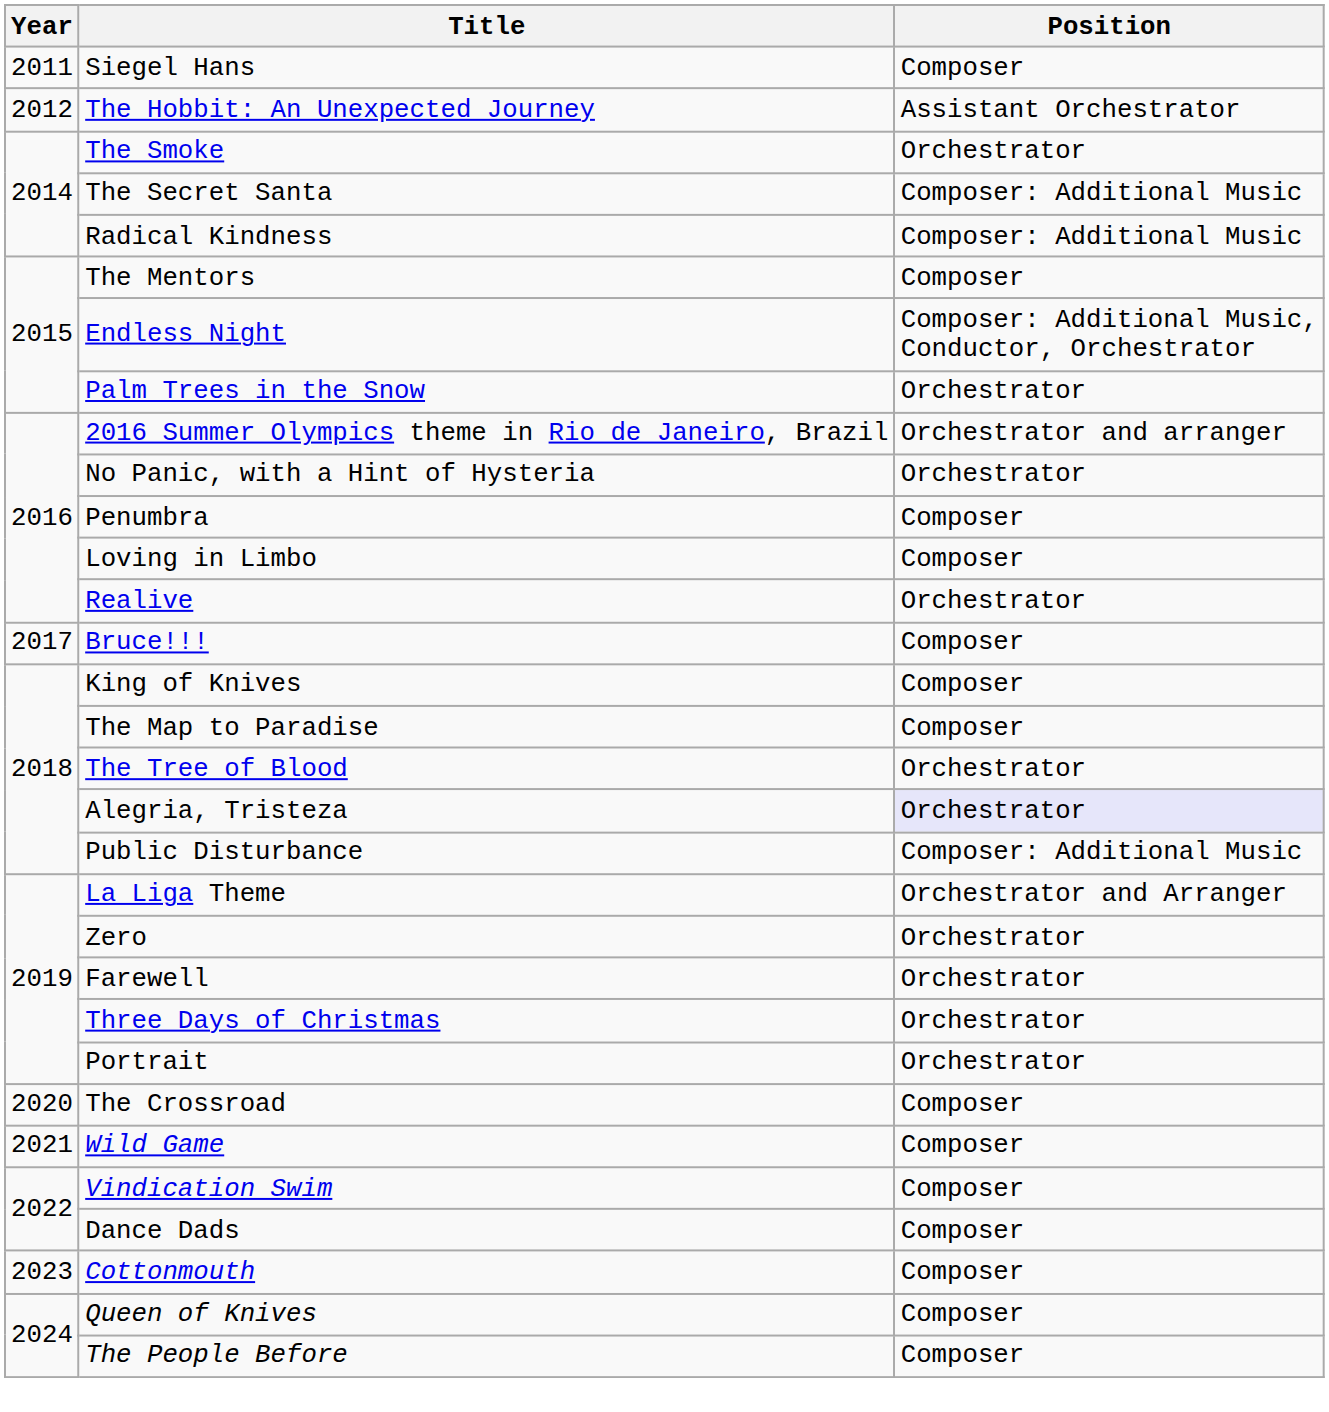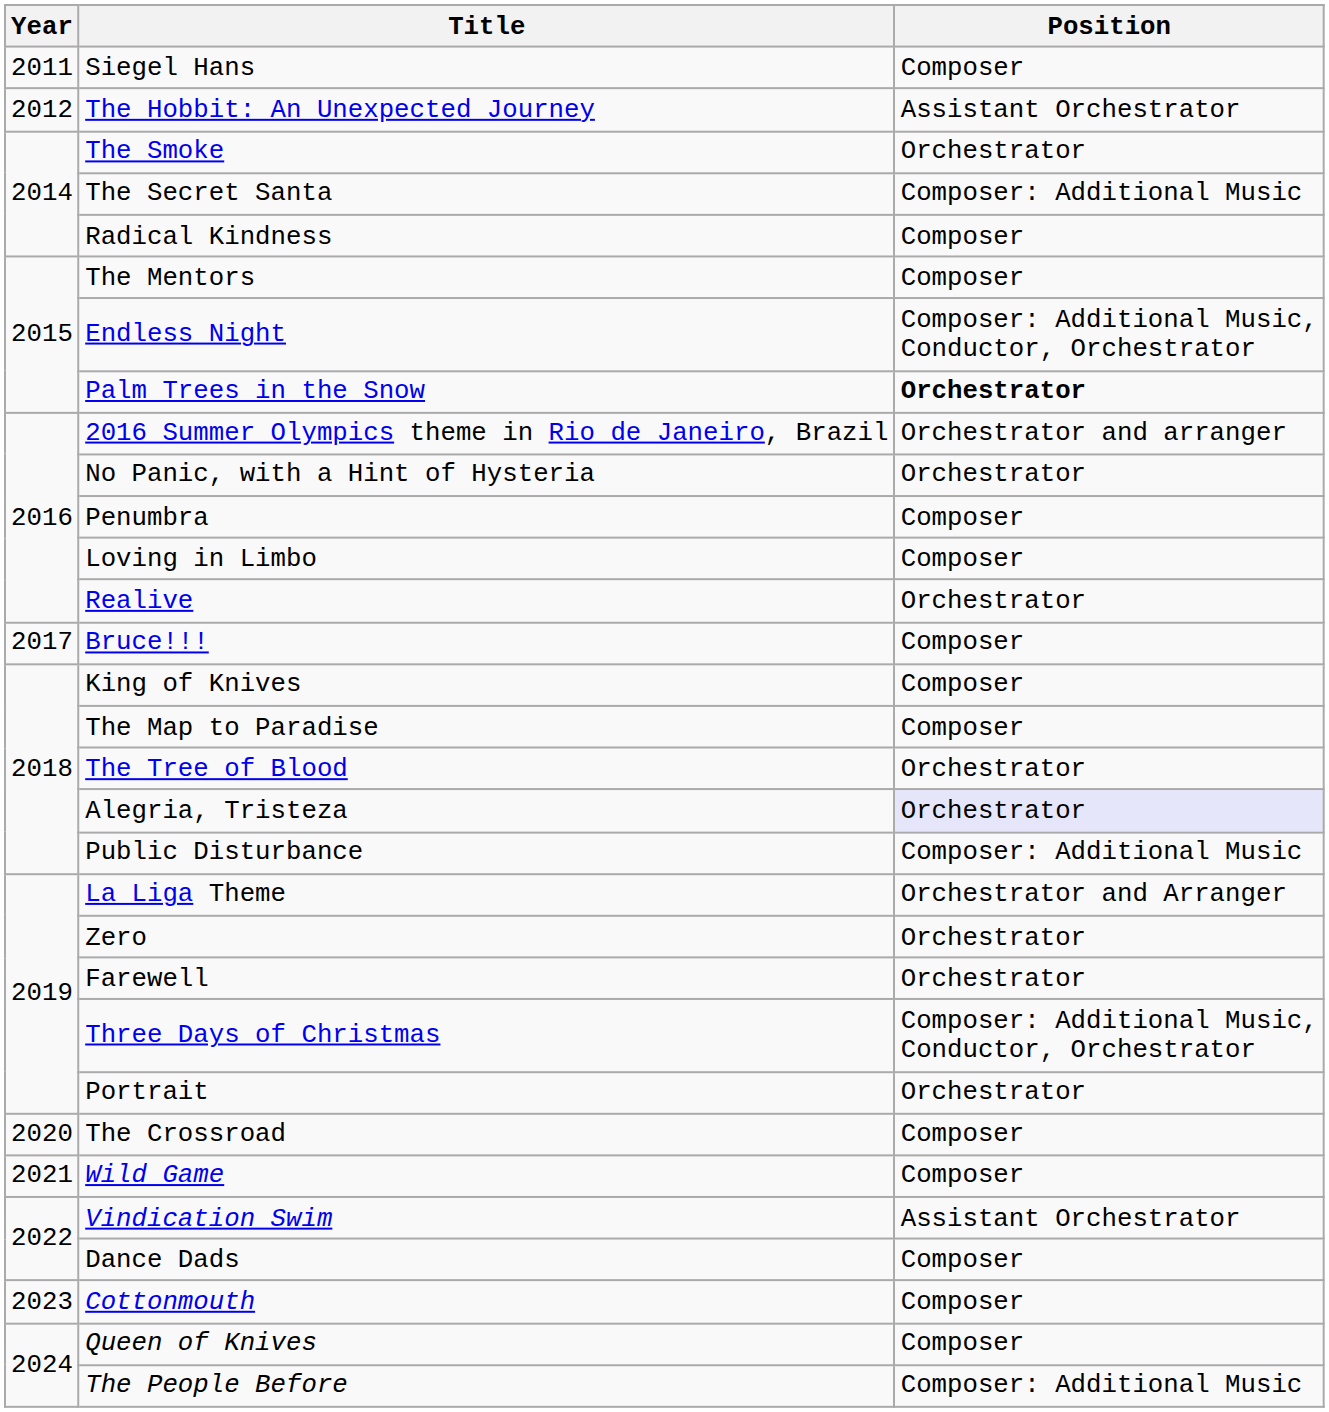(1102, 236) Composer: Additional Music -> (962, 236) Composer
(993, 391) normal -> (993, 391) bold
(993, 1021) Orchestrator -> (1109, 1035) Composer: Additional Music, Conductor, Orchestrator
(962, 1188) Composer -> (1071, 1218) Assistant Orchestrator
(962, 1356) Composer -> (1102, 1386) Composer: Additional Music
